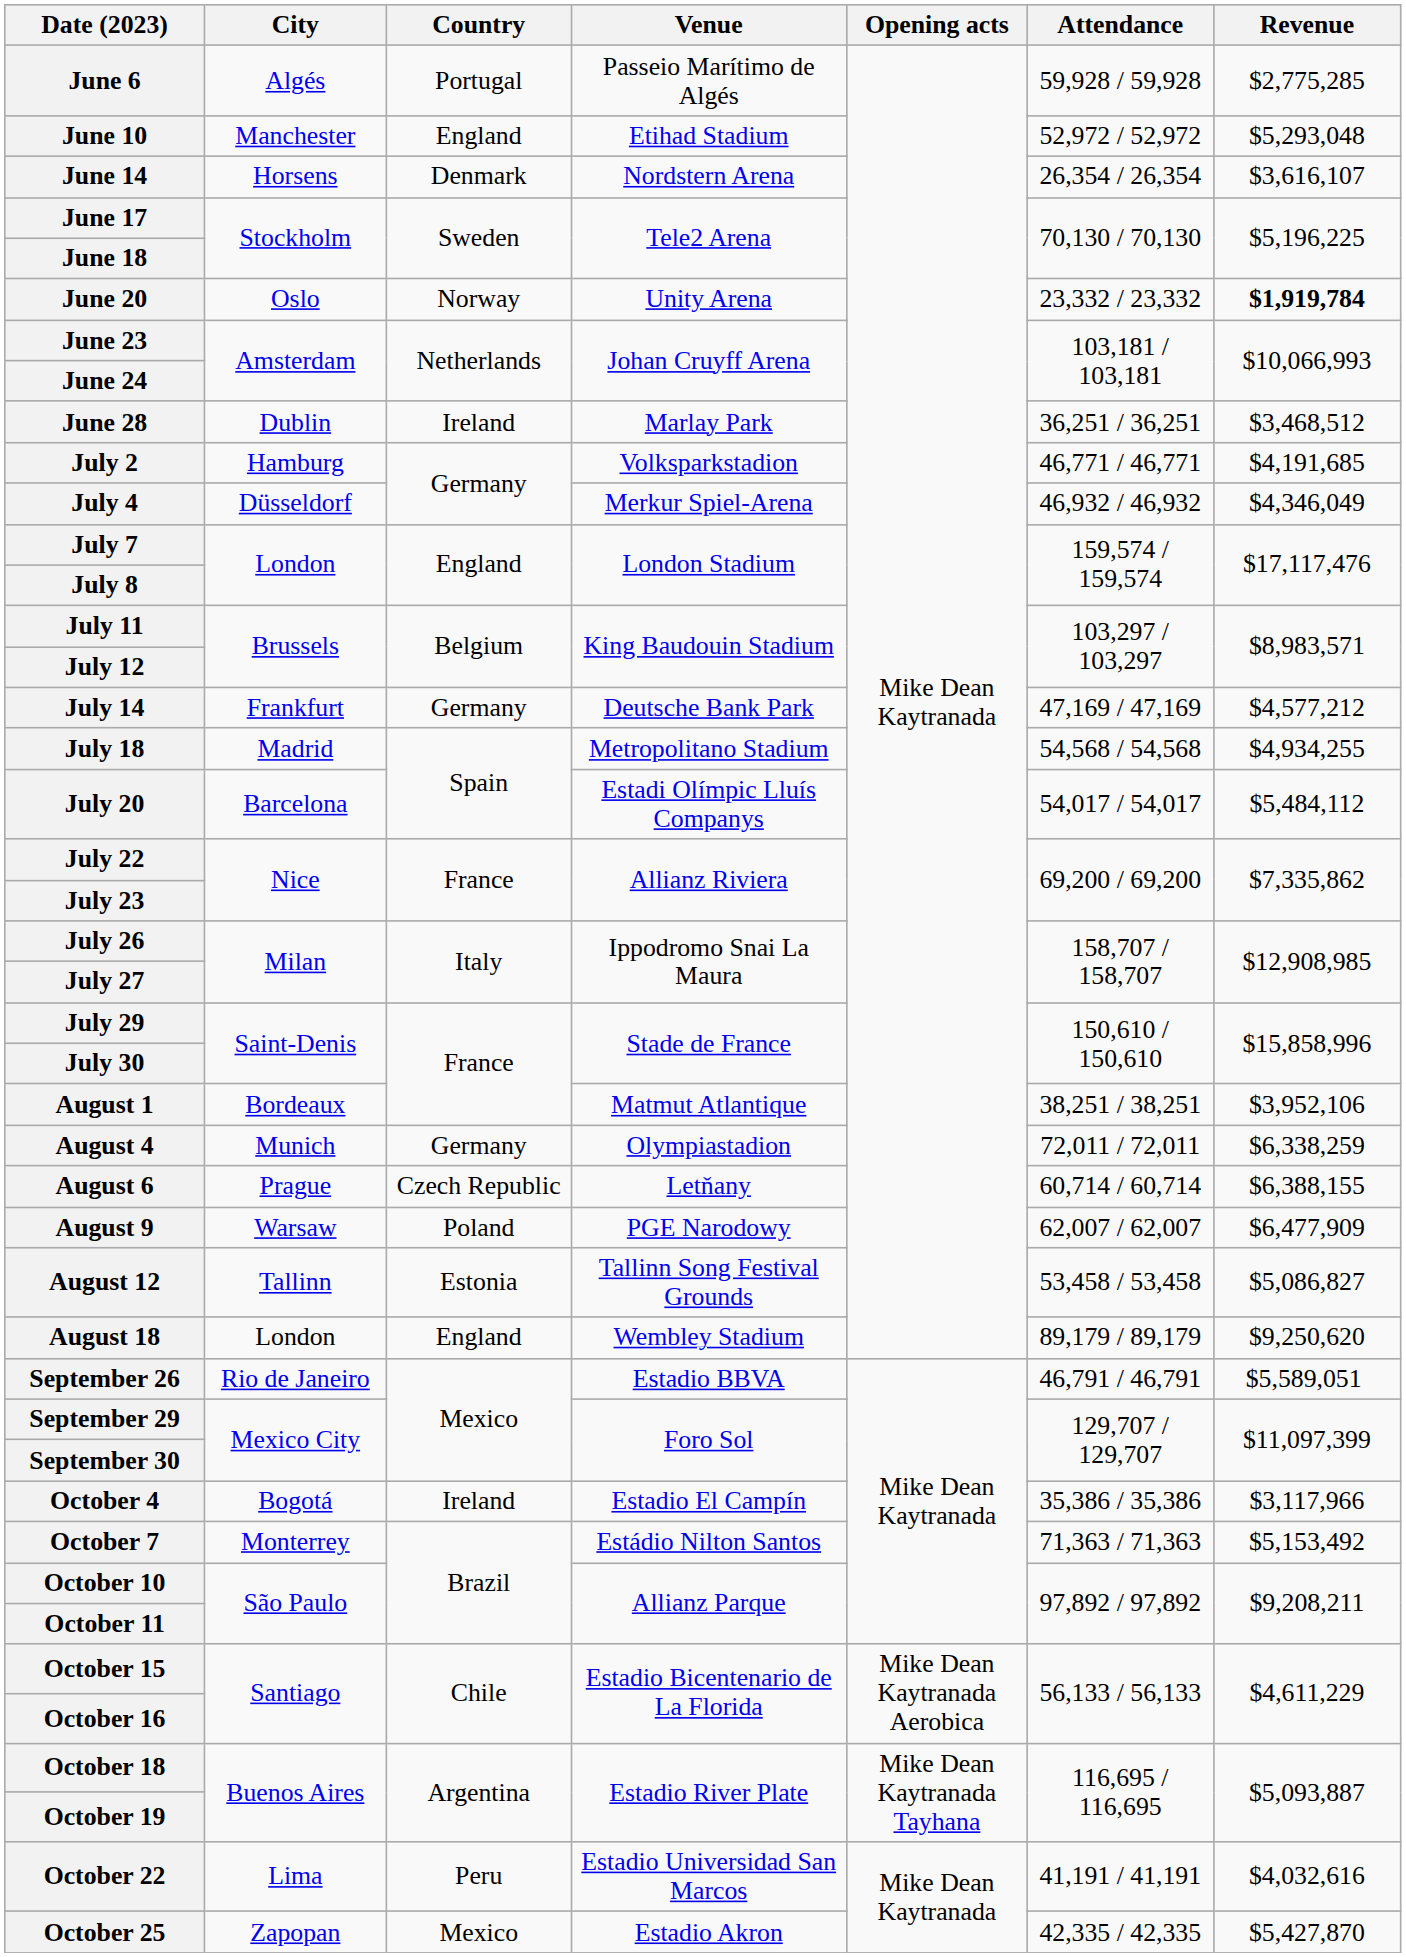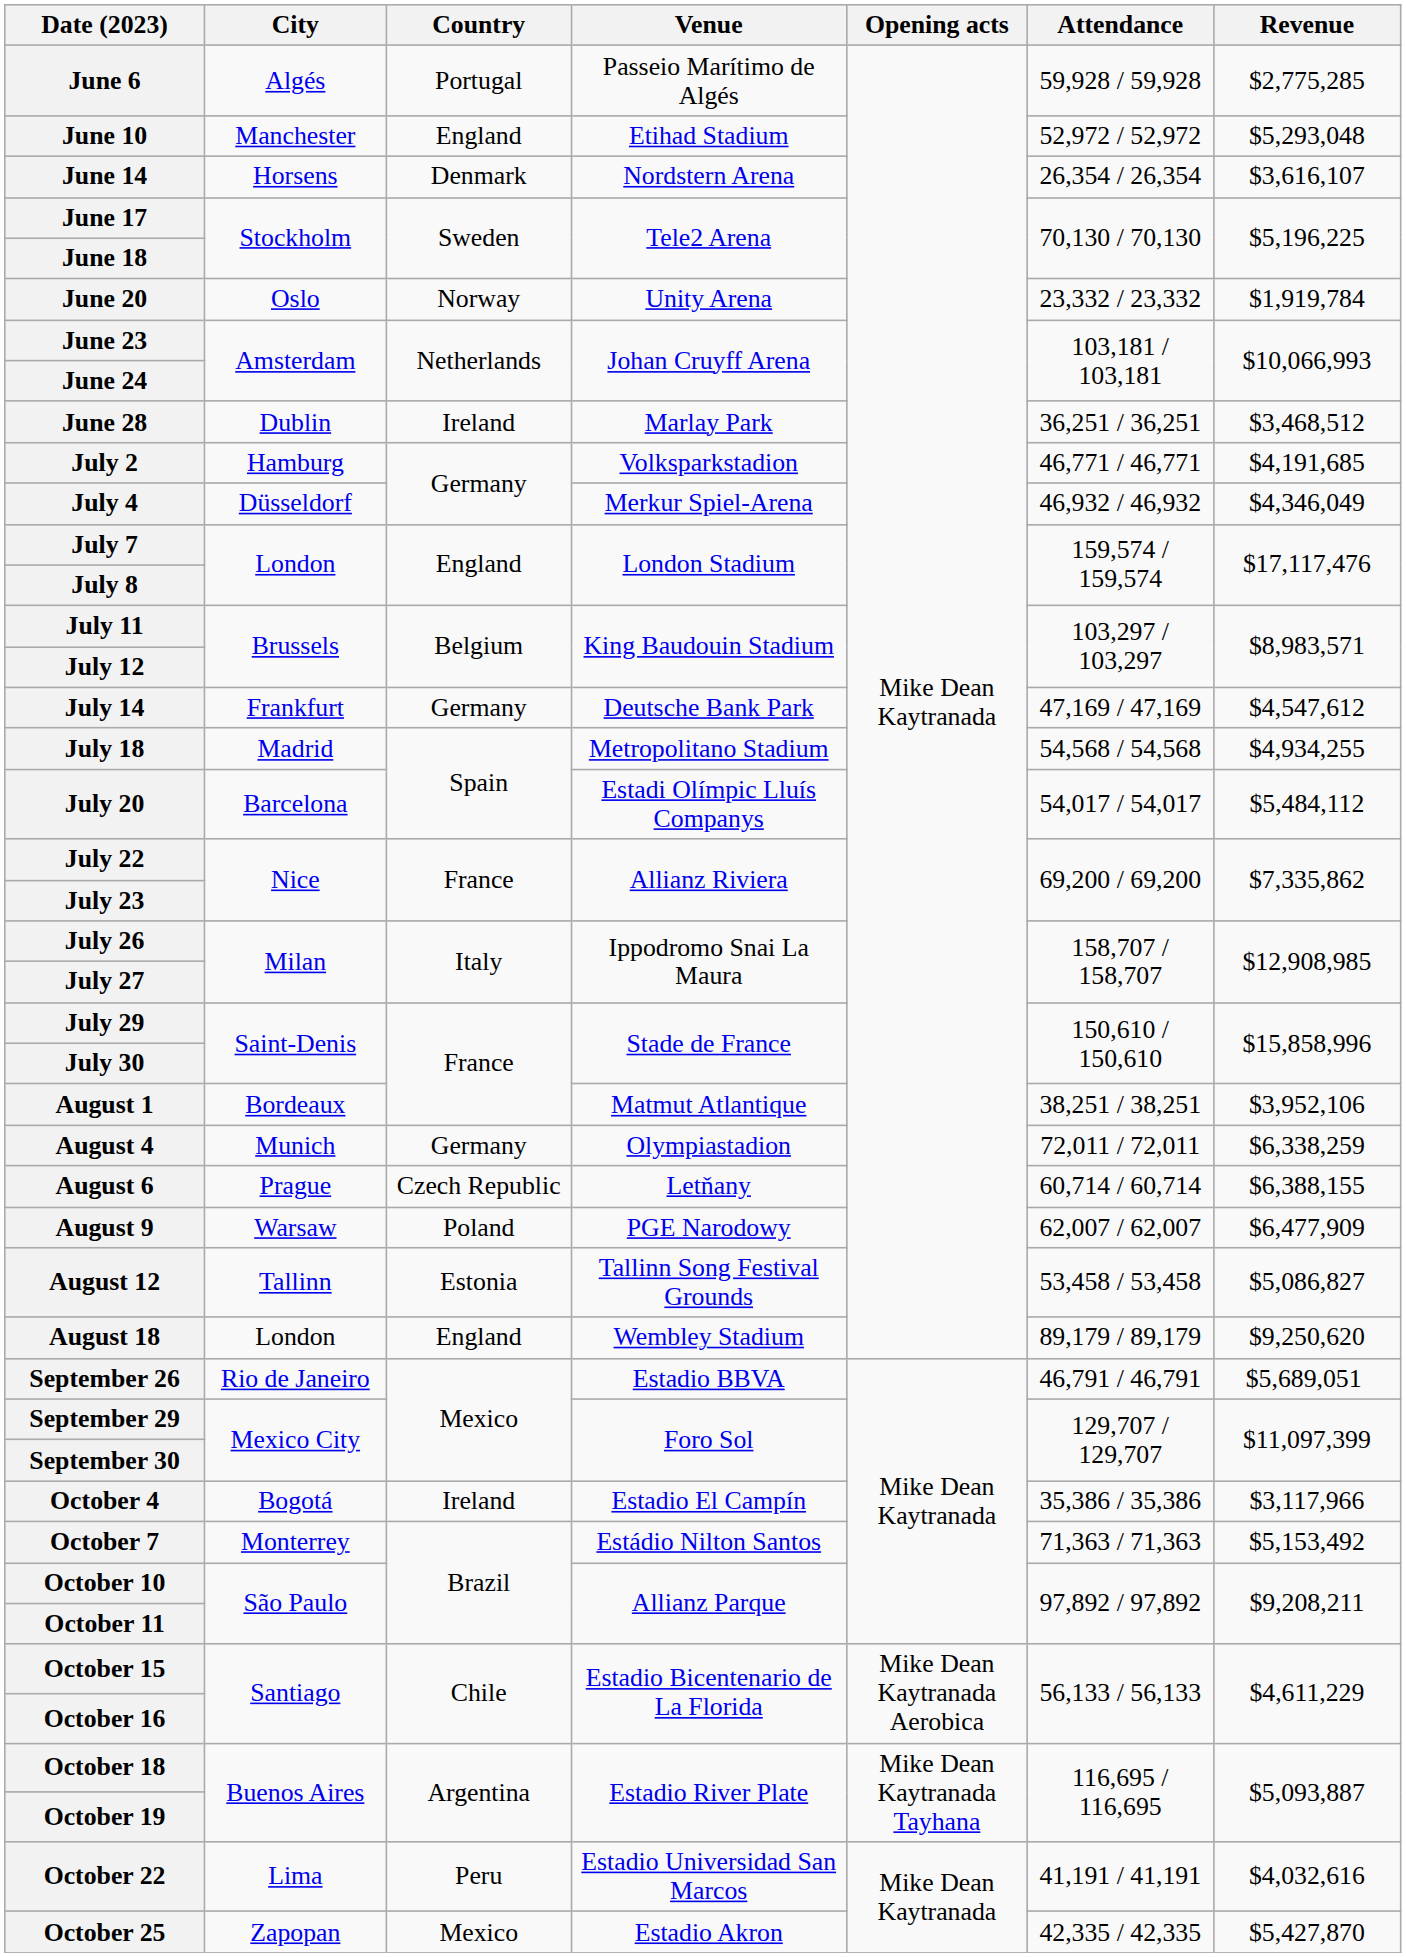(1307, 299) bold -> (1307, 299) normal
(1307, 707) $4,577,212 -> (1307, 707) $4,547,612
(1307, 1378) $5,589,051 -> (1307, 1378) $5,689,051
